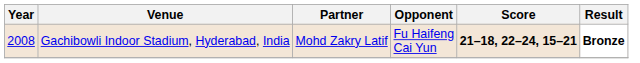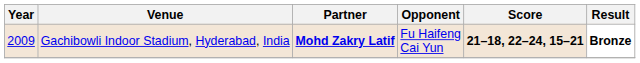(21, 41) 2008 -> (21, 41) 2009
(342, 41) normal -> (345, 41) bold
